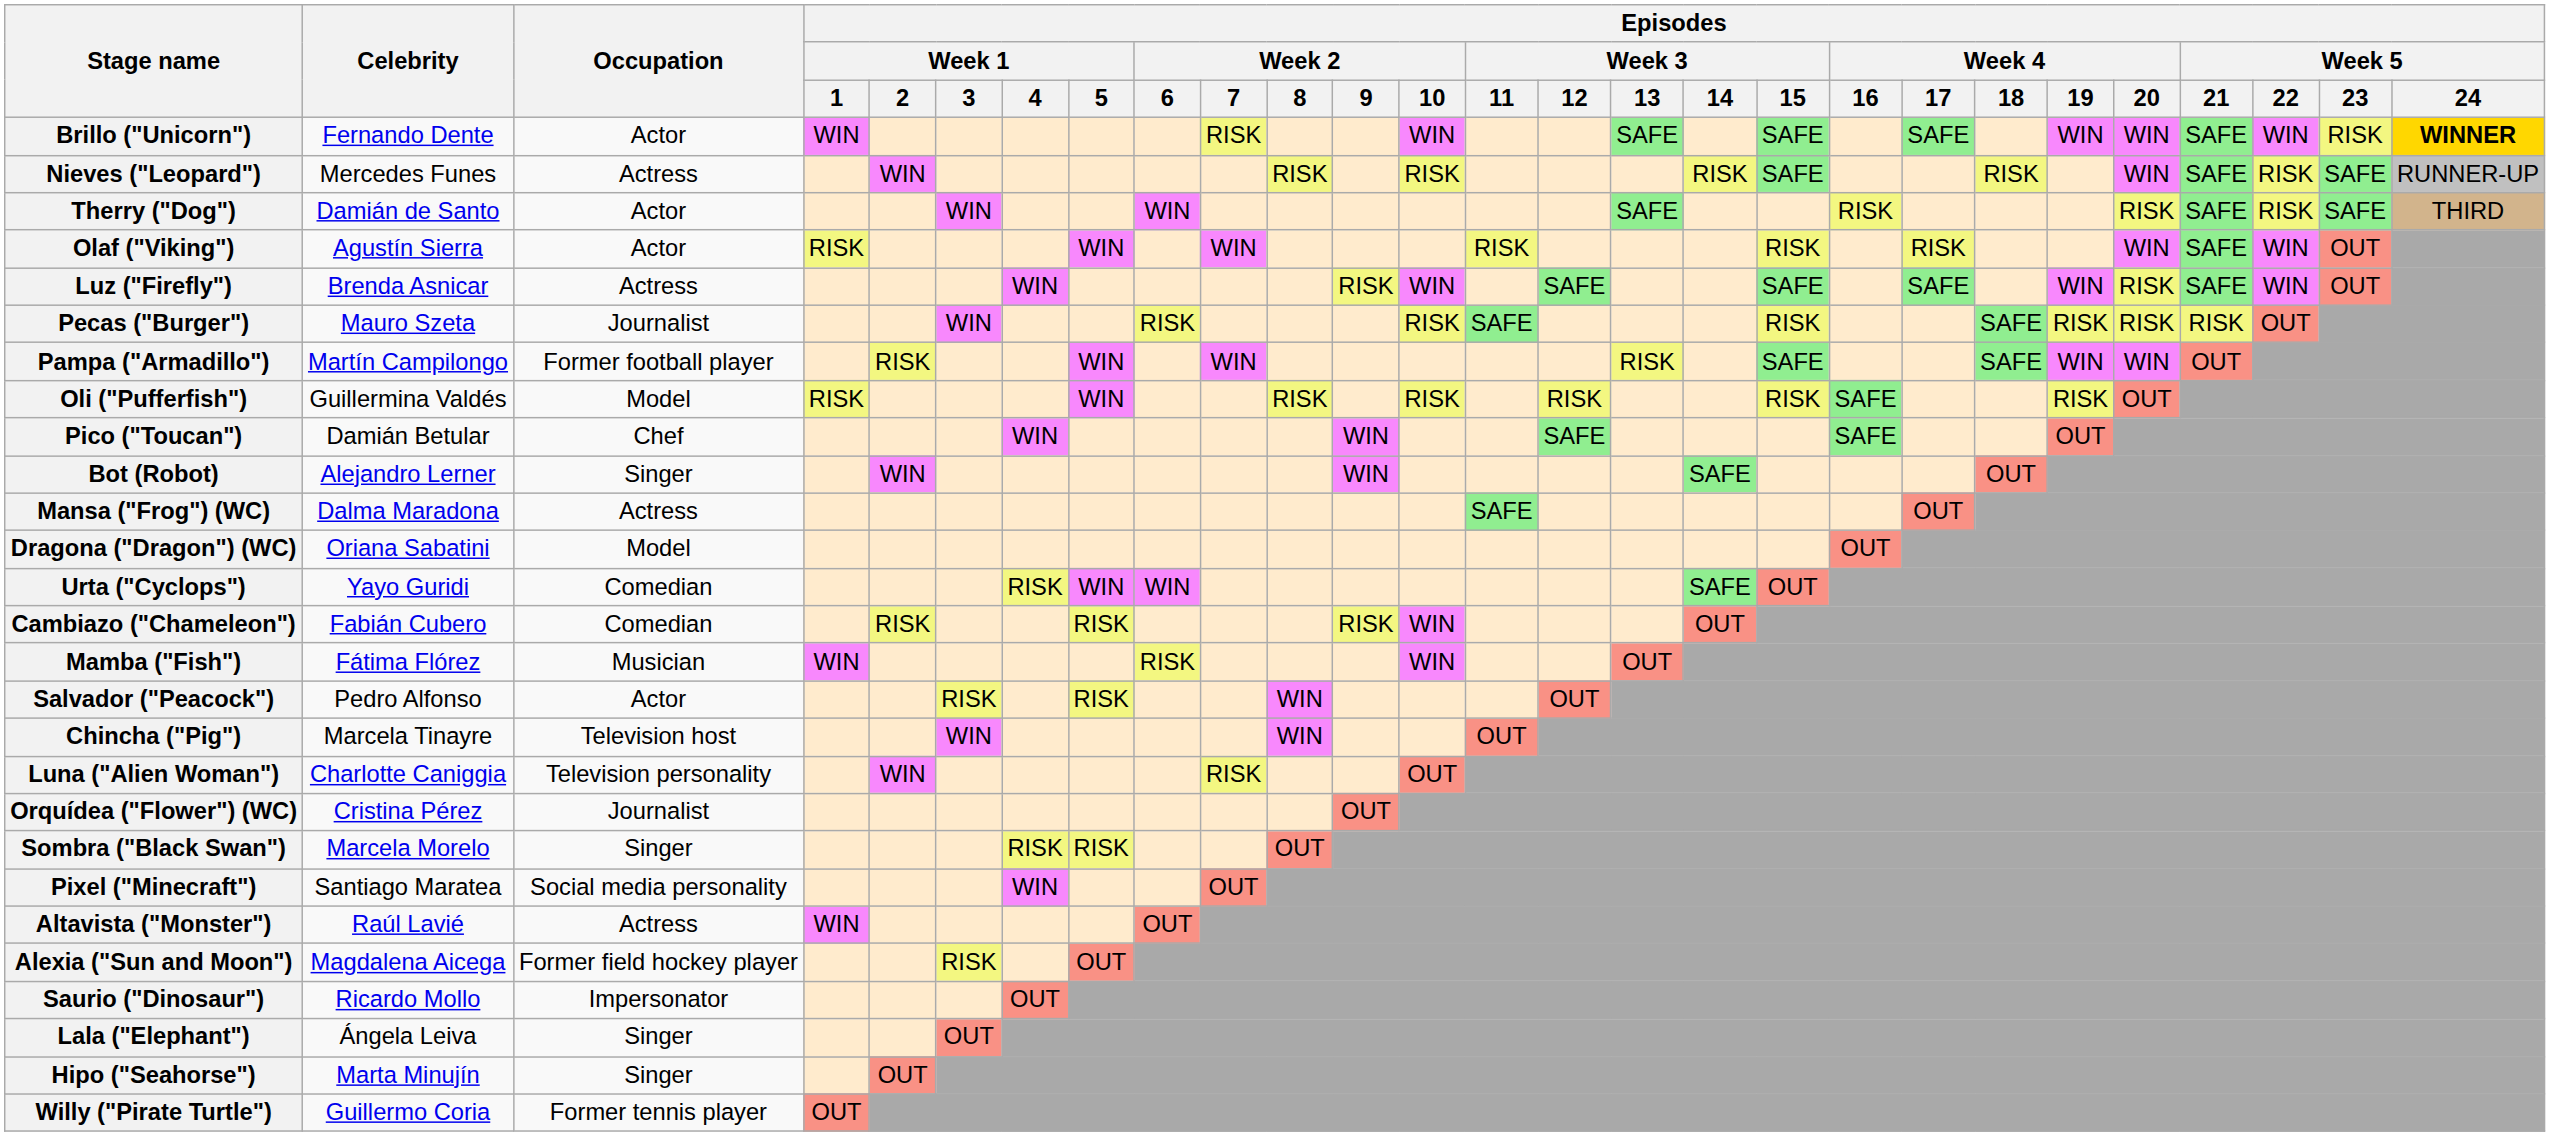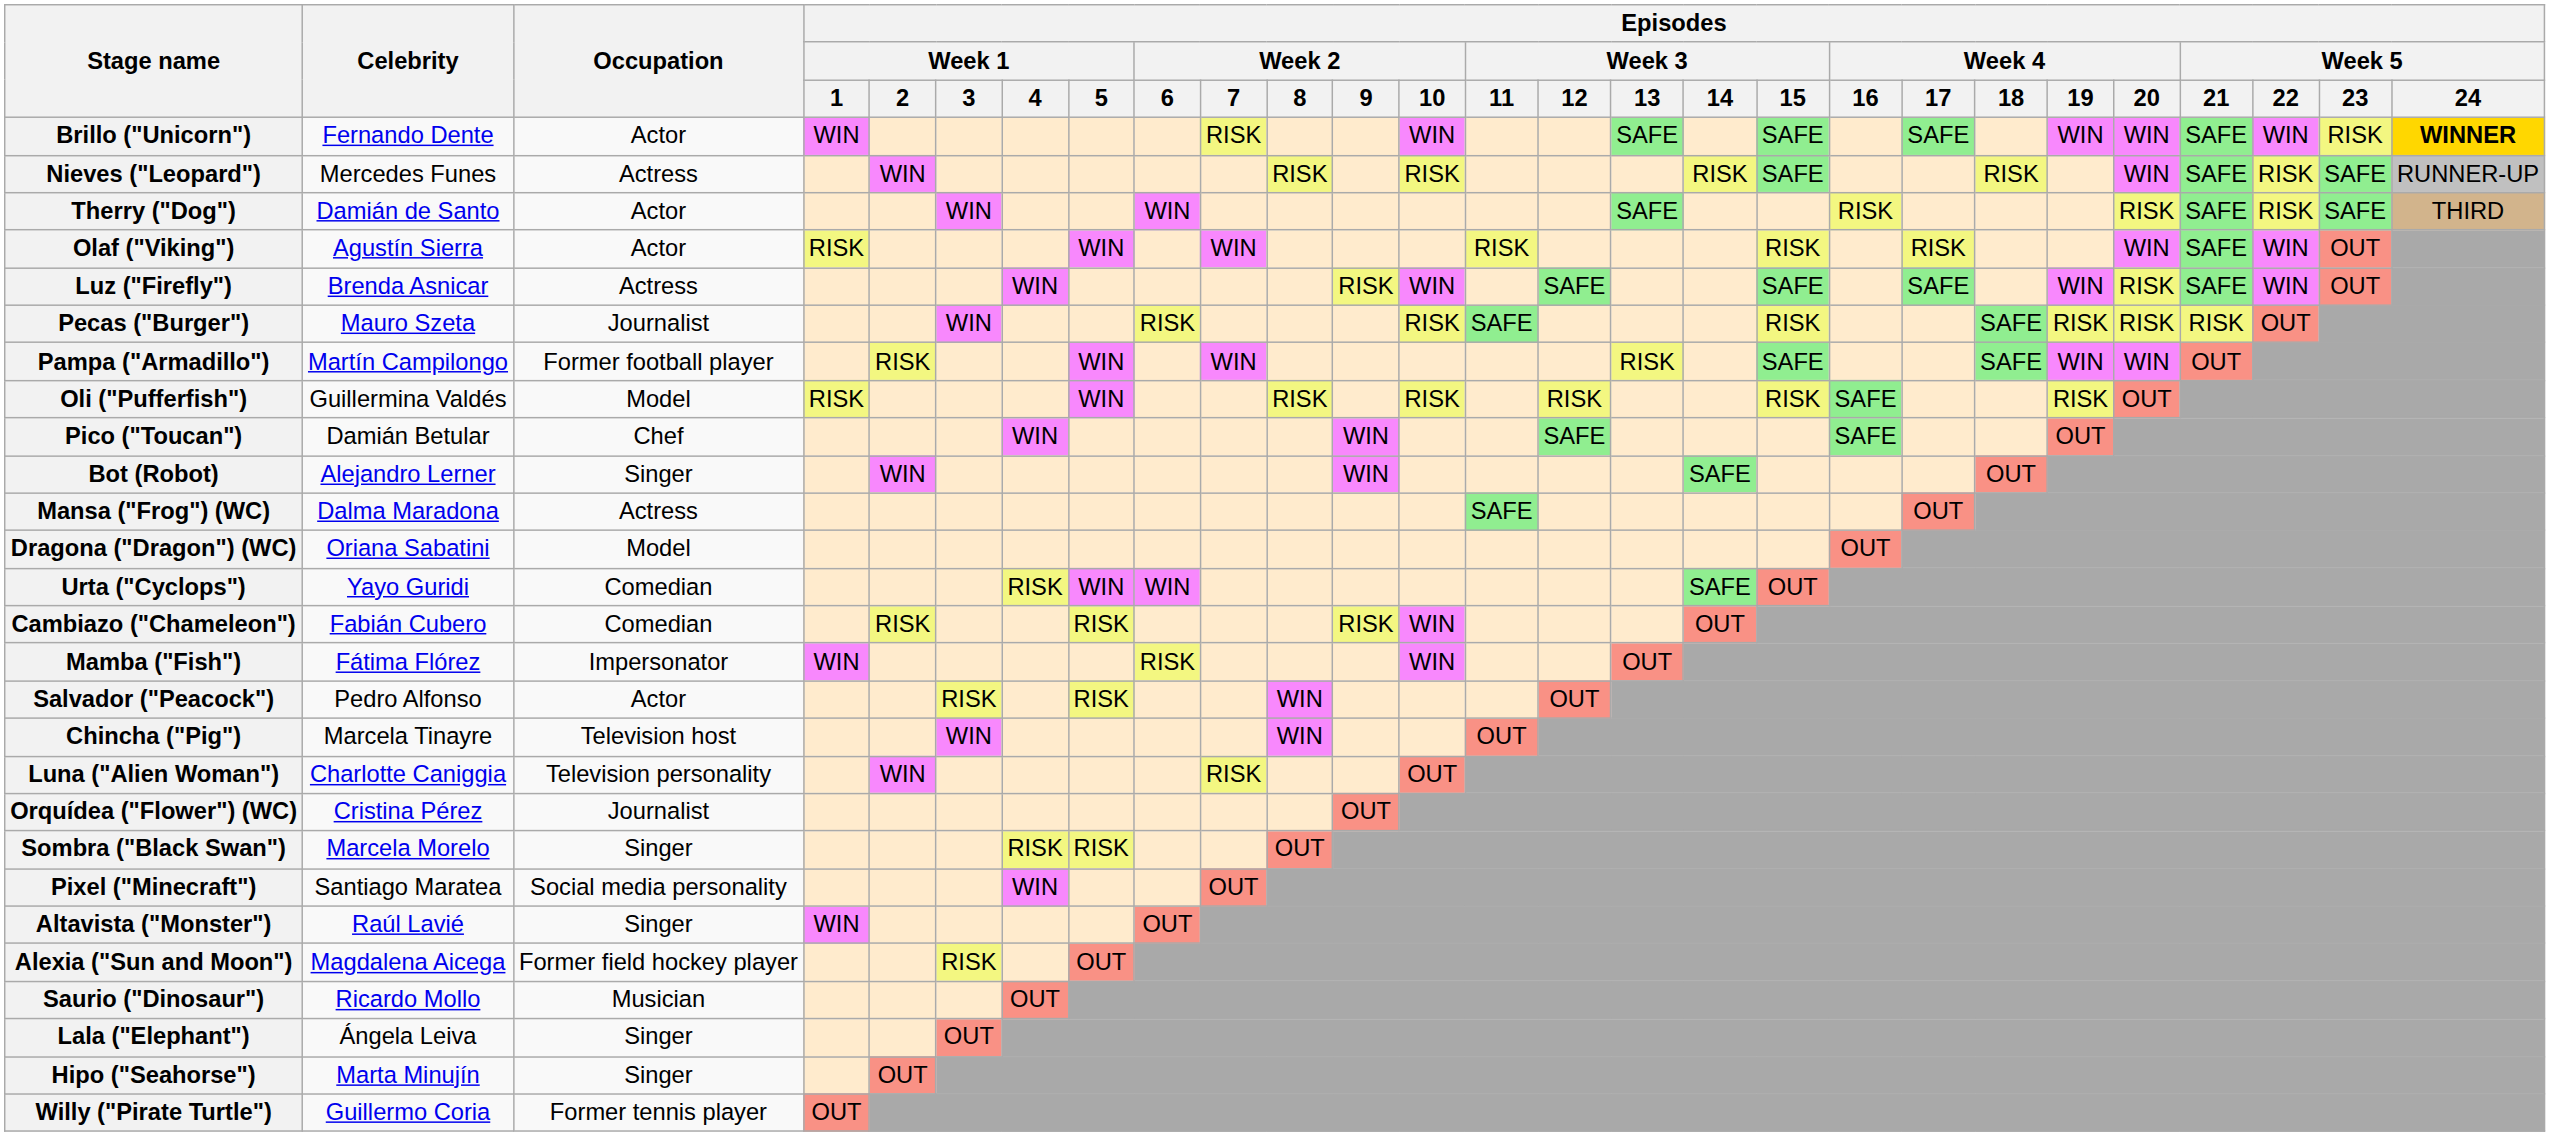(658, 661) Musician -> (658, 661) Impersonator
(658, 924) Actress -> (658, 924) Singer
(658, 999) Impersonator -> (658, 999) Musician
